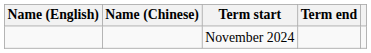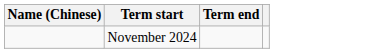- column: (53, 15)
